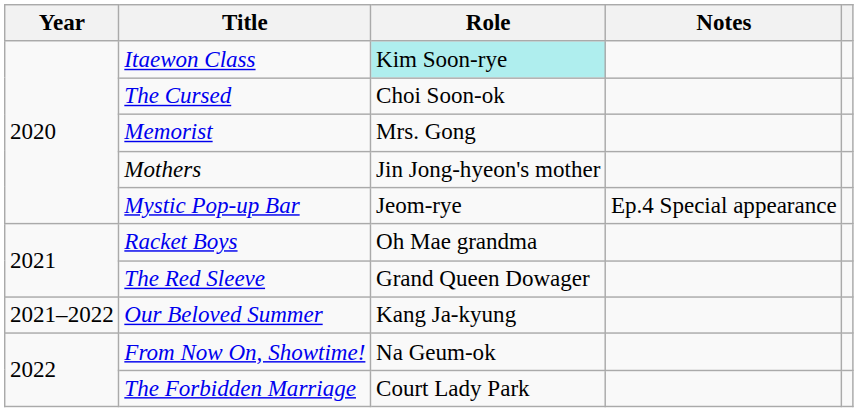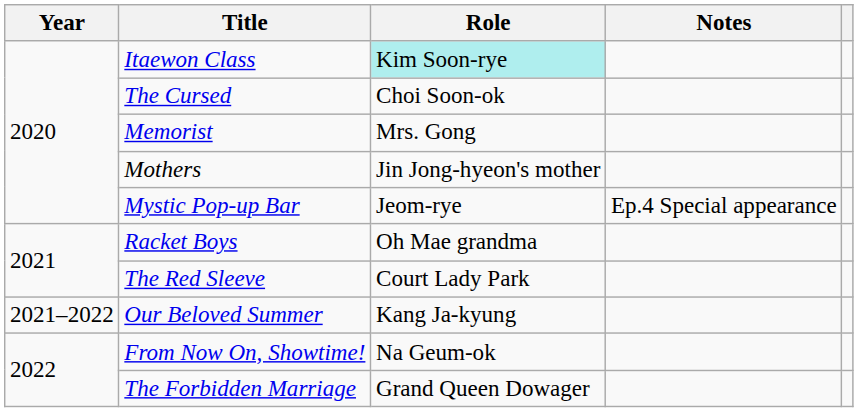(483, 278) Grand Queen Dowager -> (453, 278) Court Lady Park
(453, 388) Court Lady Park -> (483, 388) Grand Queen Dowager
